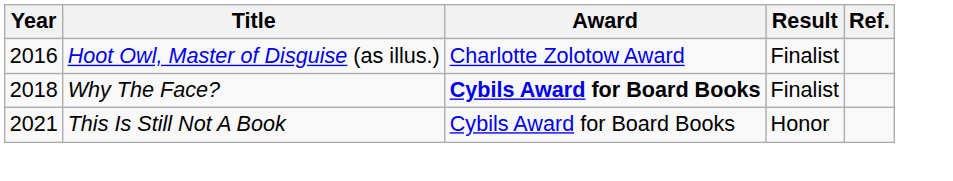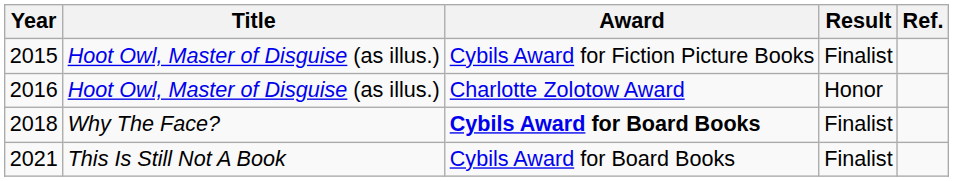+ row: (34, 55)
(805, 55) Finalist -> (854, 90) Honor
(800, 124) Honor -> (858, 158) Finalist
